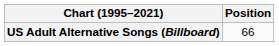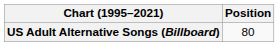(248, 32) 66 -> (248, 32) 80
